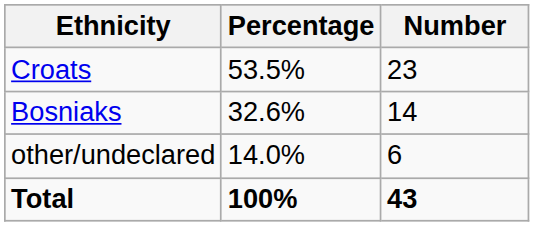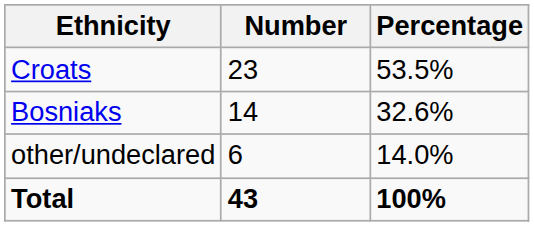columns swapped: (455, 26) <-> (301, 26)
